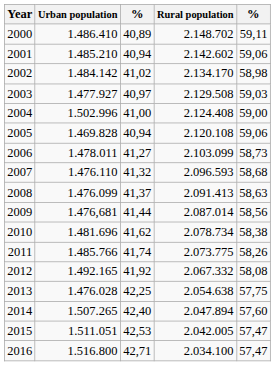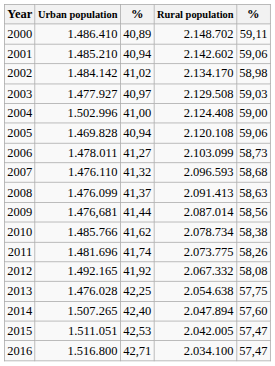(92, 232) 1.481.696 -> (92, 232) 1.485.766
(92, 251) 1.485.766 -> (92, 251) 1.481.696
